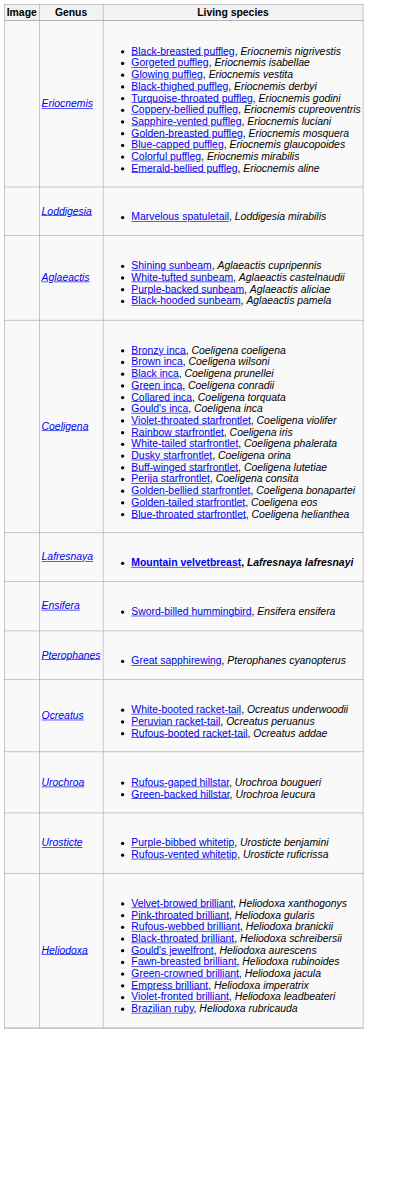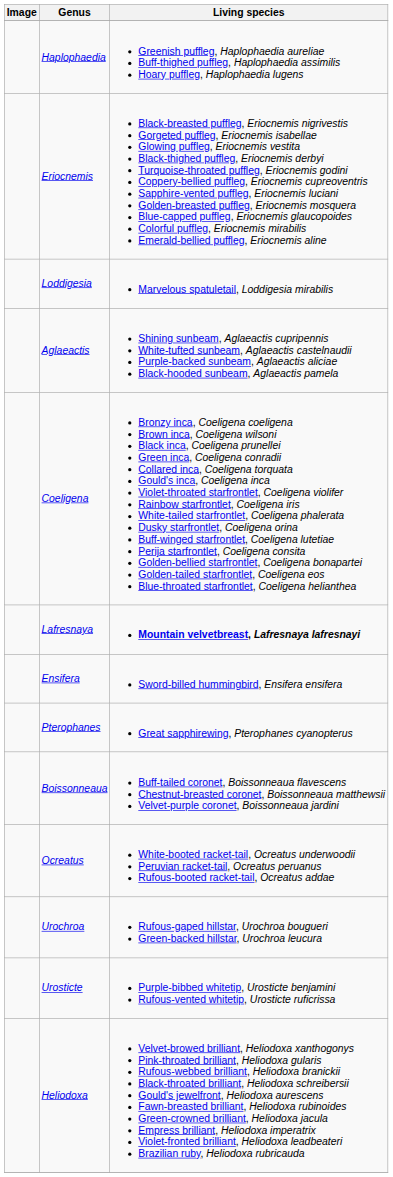+ row: (74, 57)
+ row: (75, 788)
